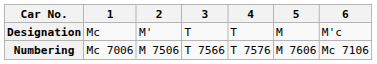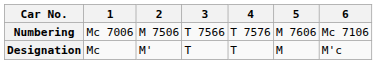rows swapped: (44, 32) <-> (44, 50)
